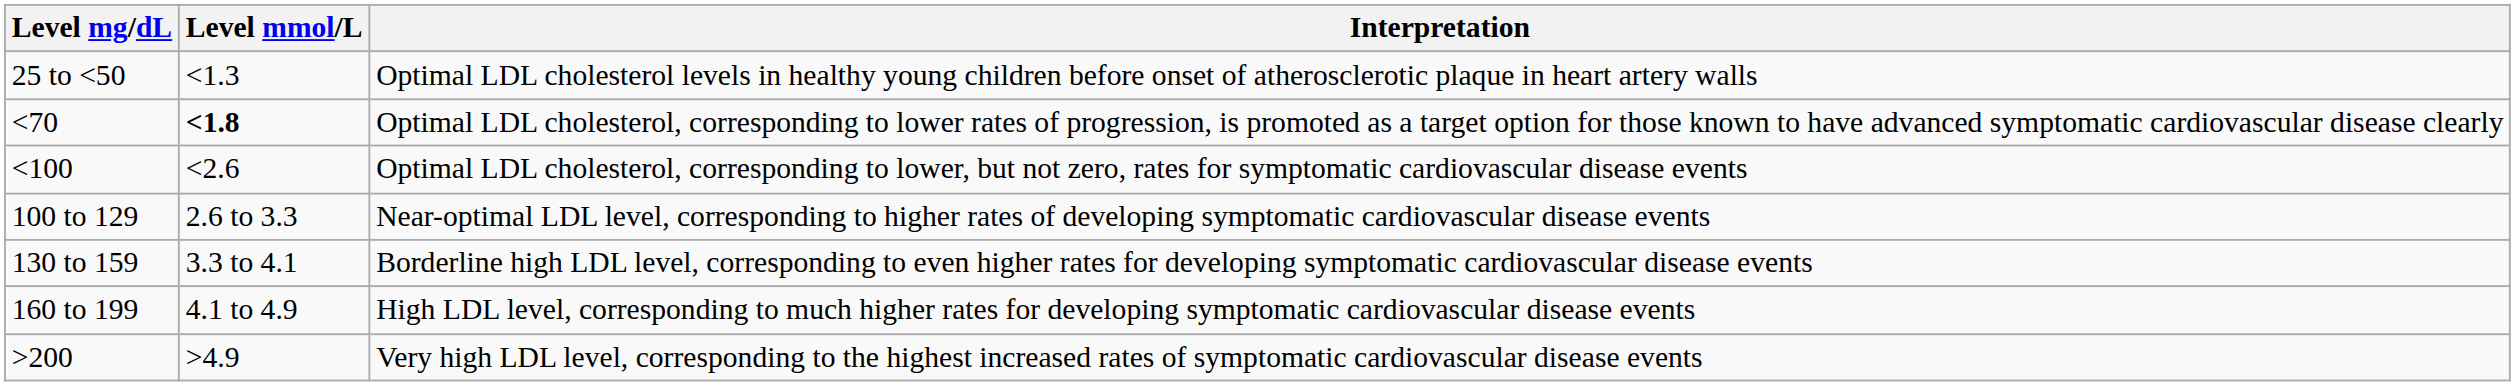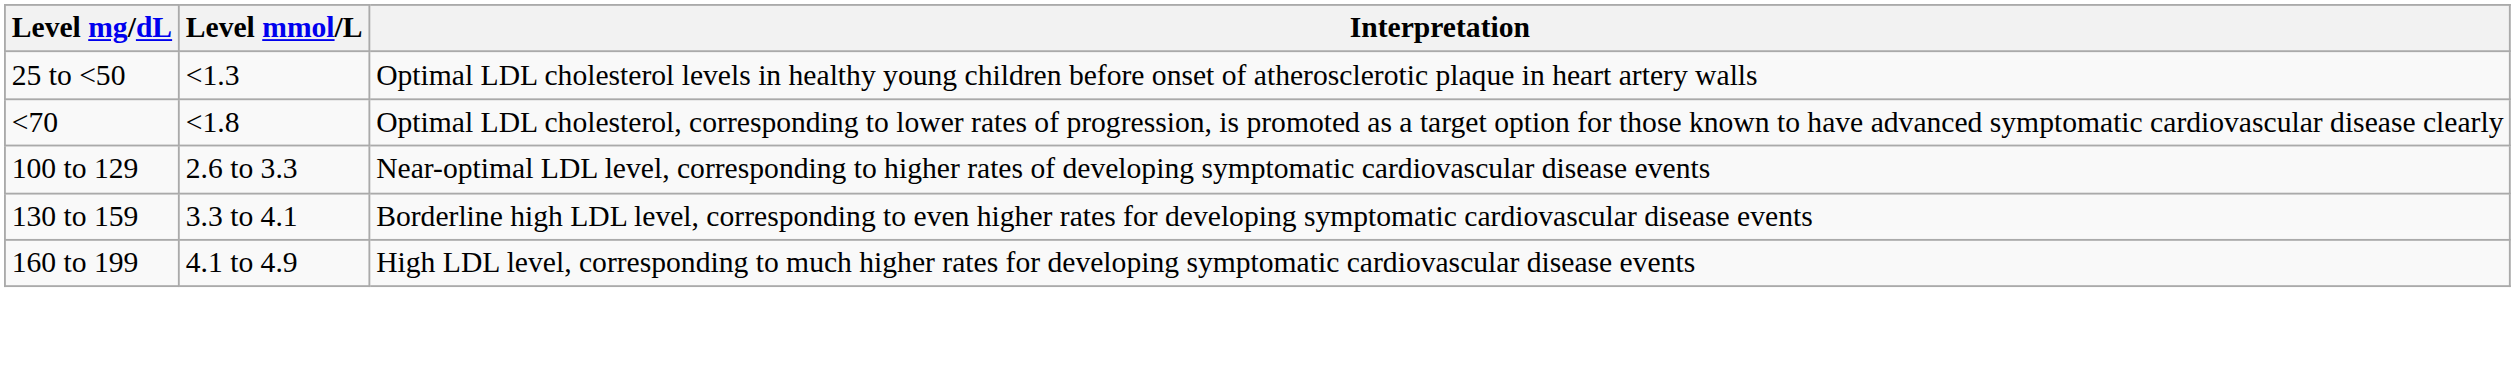(213, 121) bold -> (213, 121) normal
- row: (42, 168)
- row: (42, 356)
